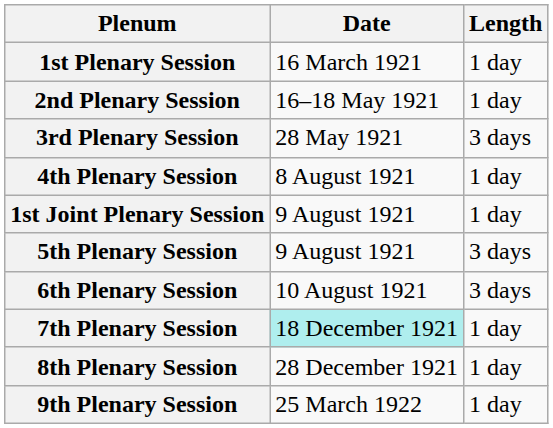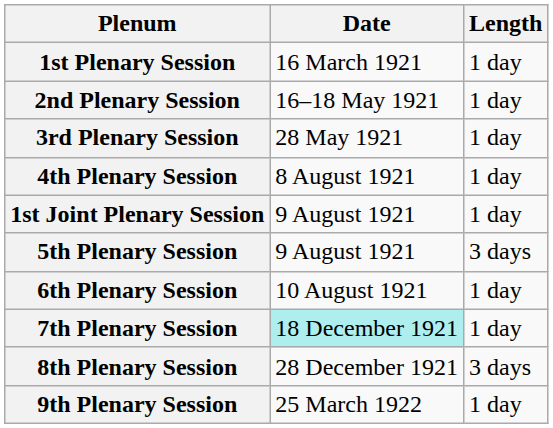(500, 137) 3 days -> (495, 137) 1 day
(500, 289) 3 days -> (495, 289) 1 day
(495, 366) 1 day -> (500, 366) 3 days
